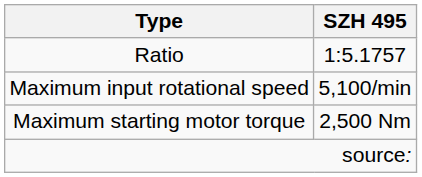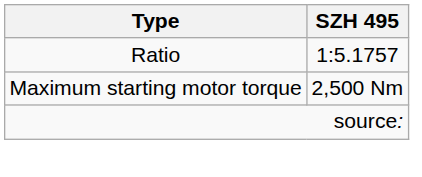- row: (159, 88)
